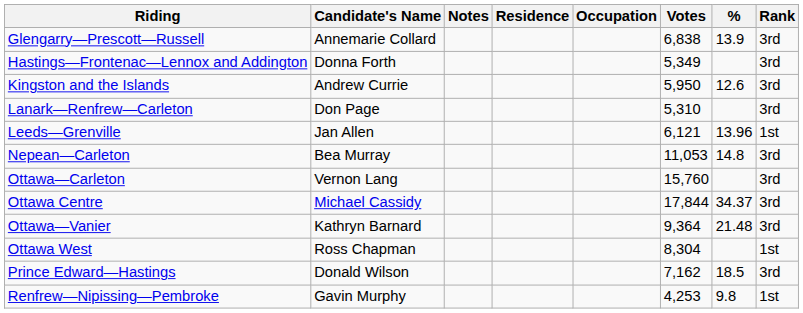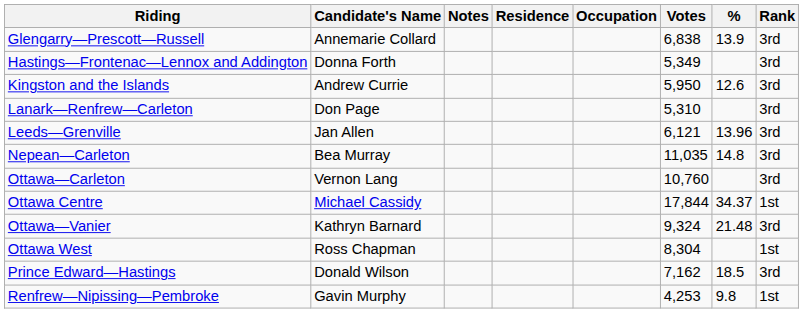(769, 132) 1st -> (770, 132) 3rd
(686, 156) 11,053 -> (686, 156) 11,035
(686, 179) 15,760 -> (686, 179) 10,760
(770, 202) 3rd -> (769, 202) 1st
(682, 226) 9,364 -> (682, 226) 9,324
